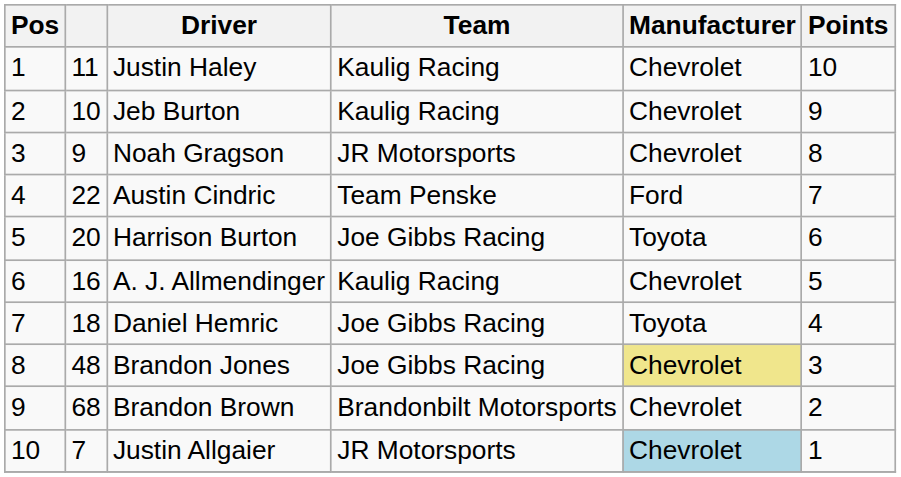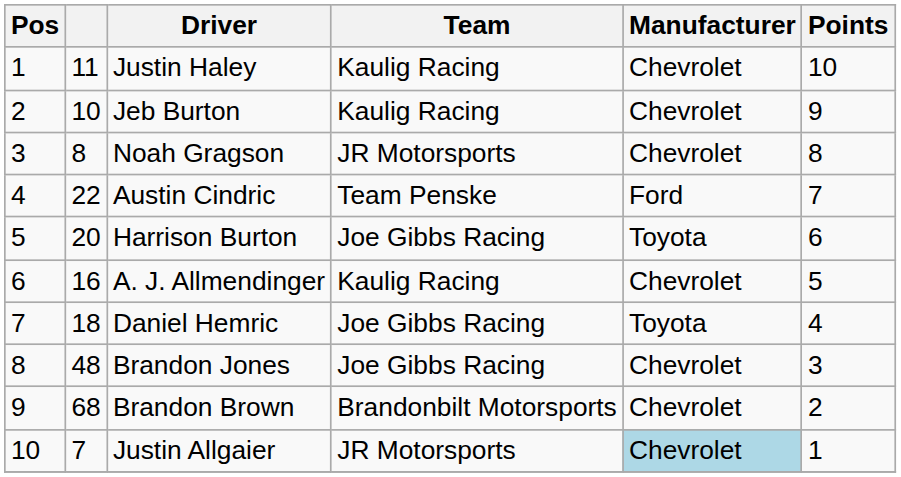(79, 152) 9 -> (79, 152) 8
(685, 364) khaki background -> (685, 364) no background
